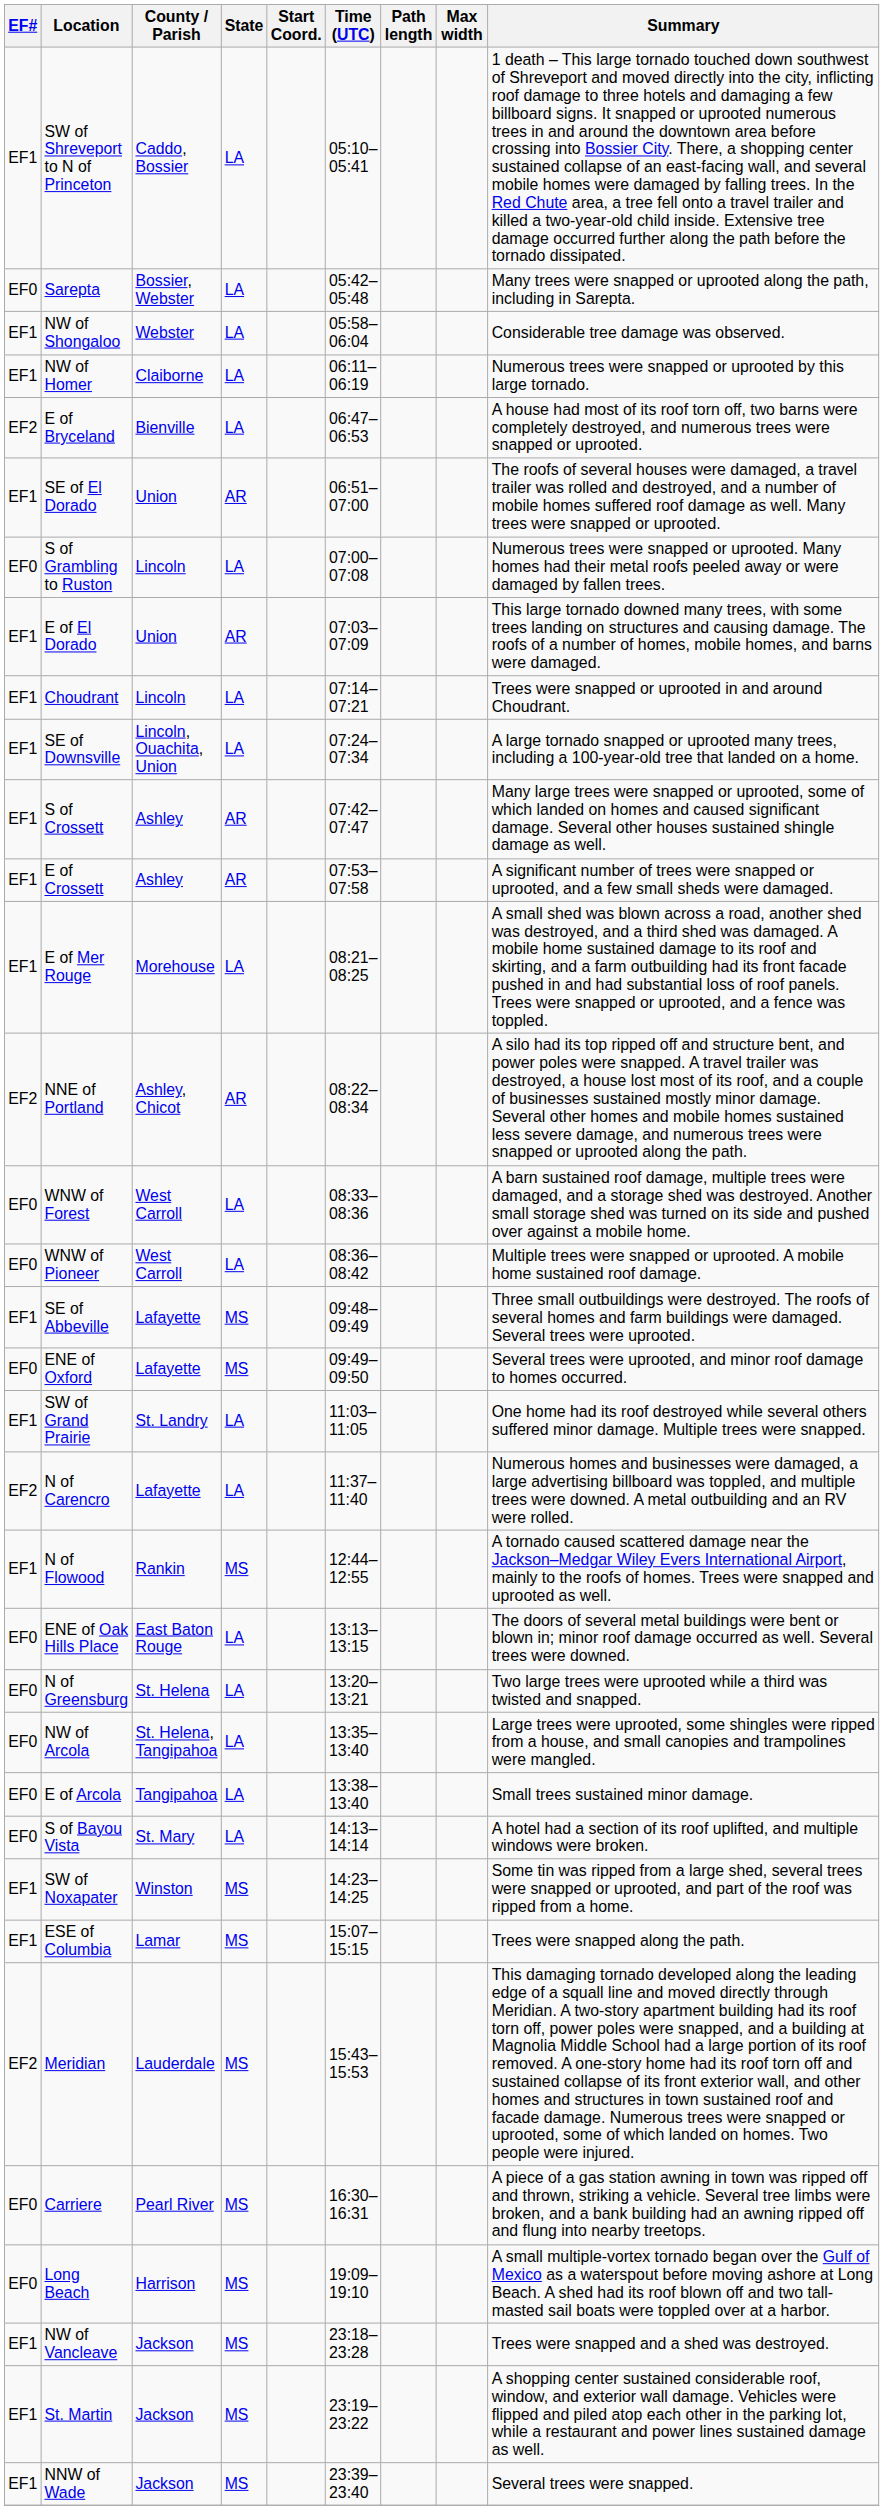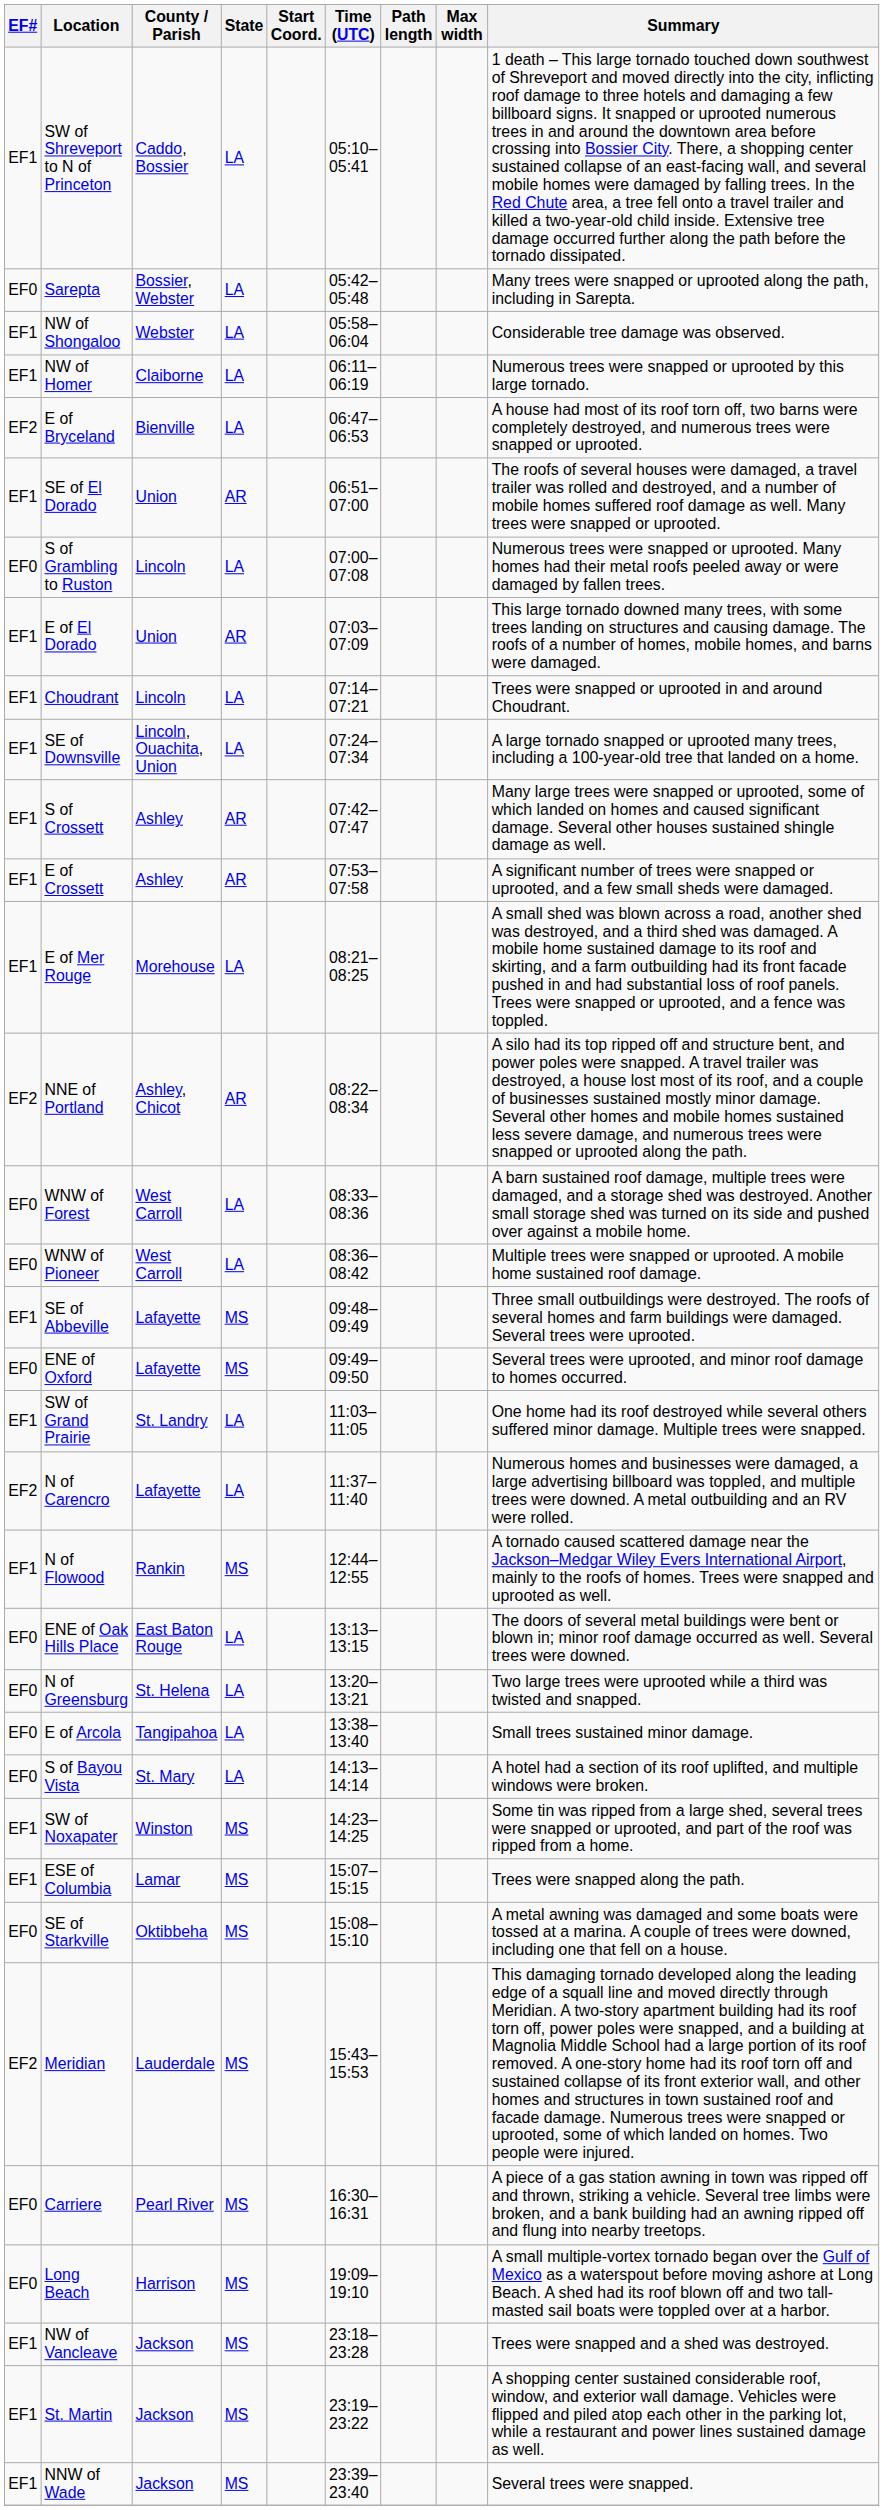- row: (67, 1742)
+ row: (77, 1932)
